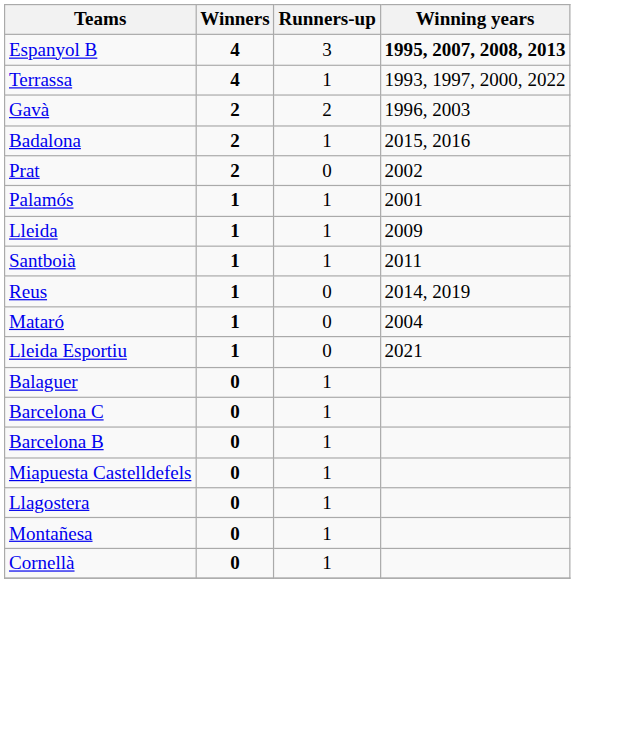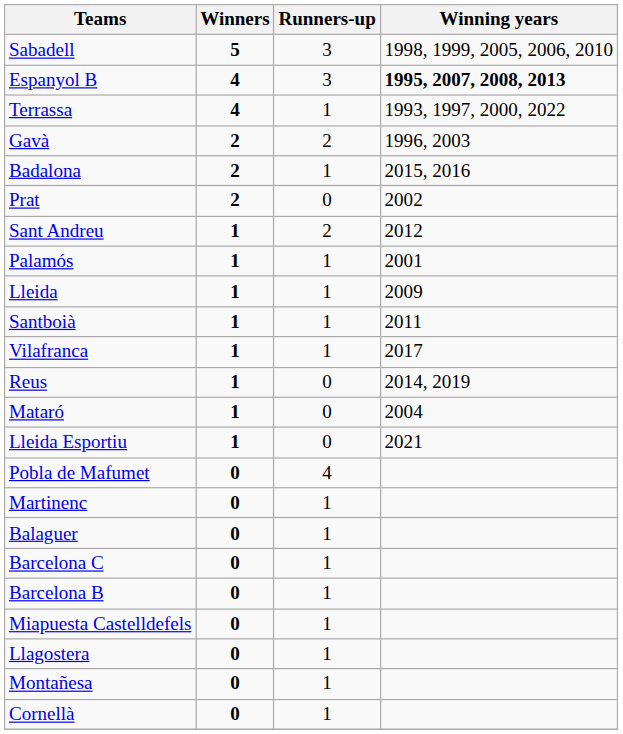+ row: (42, 49)
+ row: (56, 230)
+ row: (49, 351)
+ row: (79, 472)
+ row: (48, 502)
